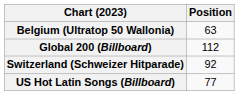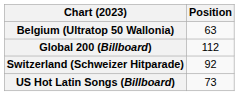(210, 82) 77 -> (210, 82) 73
